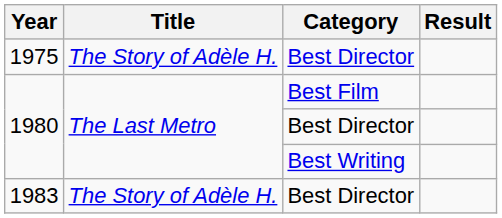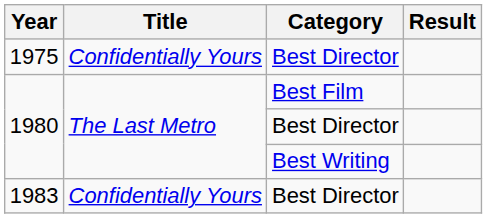(173, 56) The Story of Adèle H. -> (165, 56) Confidentially Yours
(173, 195) The Story of Adèle H. -> (165, 195) Confidentially Yours
